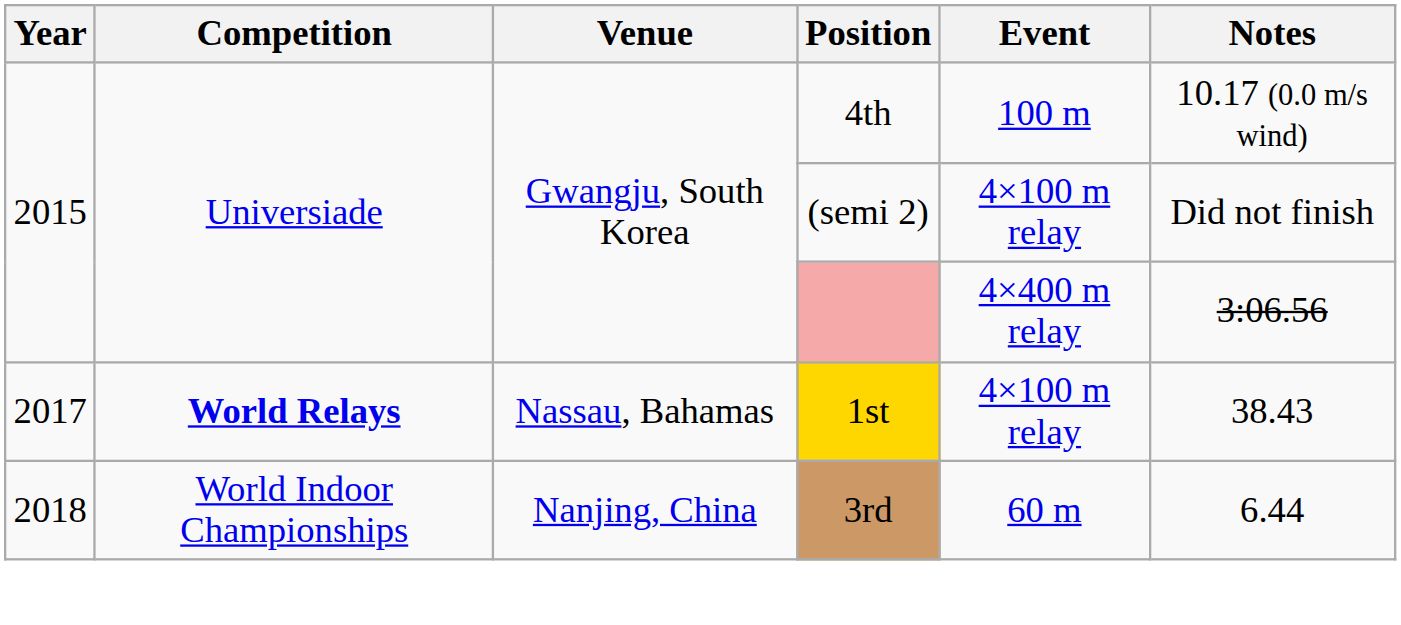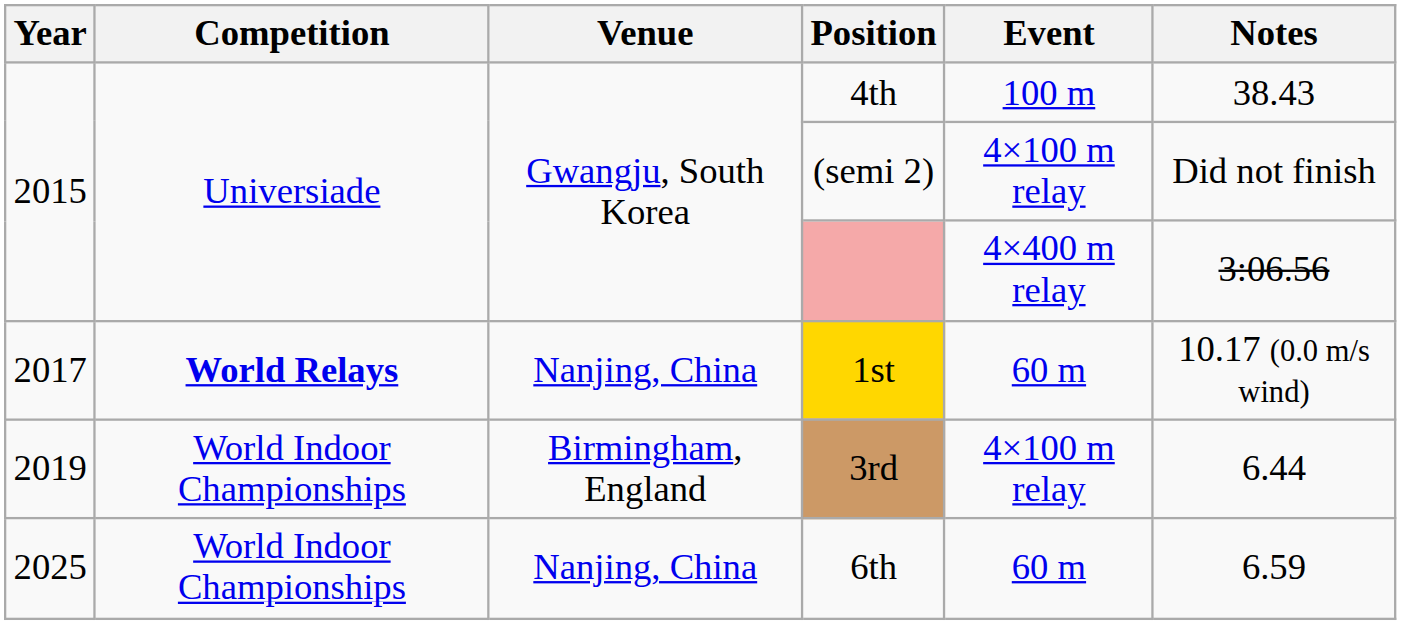(1272, 112) 10.17 (0.0 m/s wind) -> (1274, 91) 38.43
(645, 410) Nassau, Bahamas -> (645, 369) Nanjing, China
(1044, 410) 4×100 m relay -> (1049, 369) 60 m
(1272, 410) 38.43 -> (1274, 369) 10.17 (0.0 m/s wind)
(50, 509) 2018 -> (50, 468) 2019
(645, 509) Nanjing, China -> (645, 468) Birmingham, England
(1044, 509) 60 m -> (1049, 468) 4×100 m relay
+ row: (874, 567)
